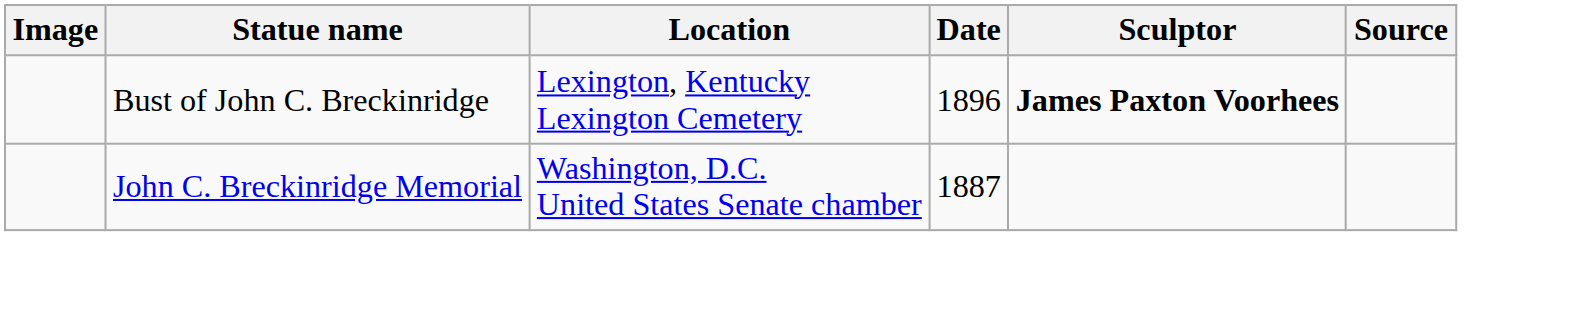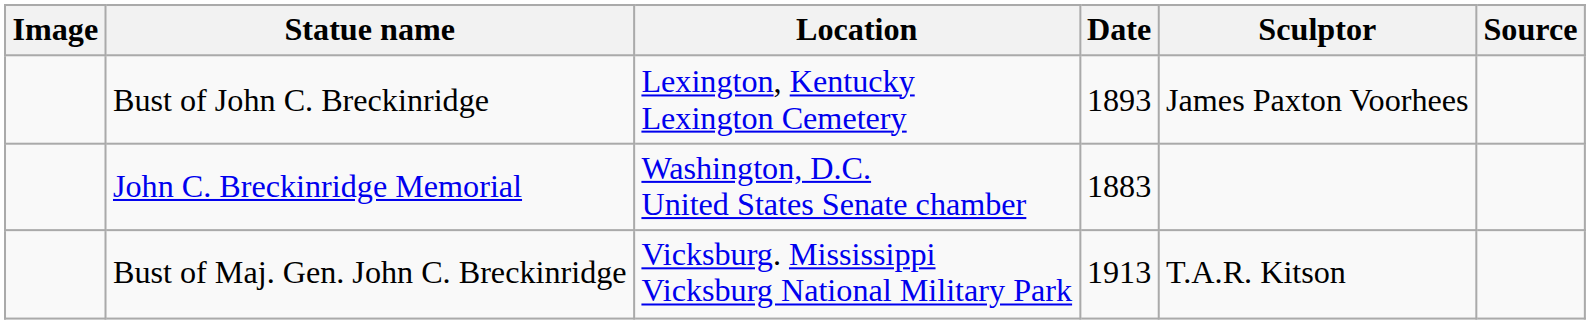(969, 99) 1896 -> (1119, 99) 1893
(1177, 99) bold -> (1317, 99) normal
(969, 186) 1887 -> (1119, 186) 1883
+ row: (370, 273)
